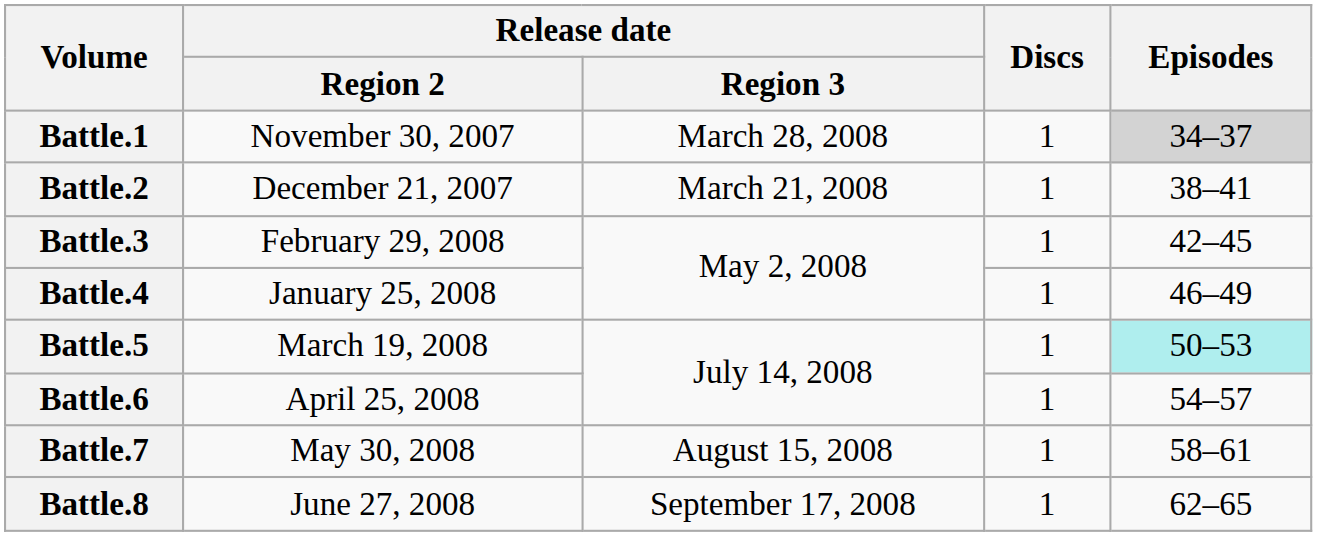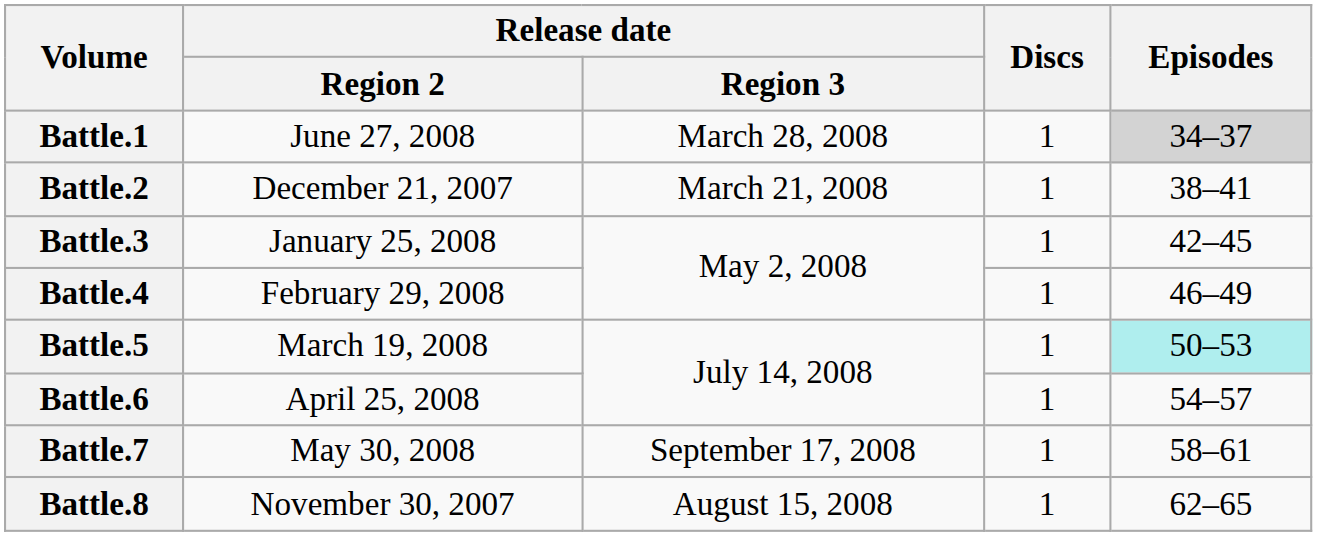(383, 135) November 30, 2007 -> (383, 135) June 27, 2008
(383, 240) February 29, 2008 -> (383, 240) January 25, 2008
(383, 293) January 25, 2008 -> (383, 293) February 29, 2008
(783, 450) August 15, 2008 -> (783, 450) September 17, 2008
(383, 503) June 27, 2008 -> (383, 503) November 30, 2007
(783, 503) September 17, 2008 -> (783, 503) August 15, 2008
